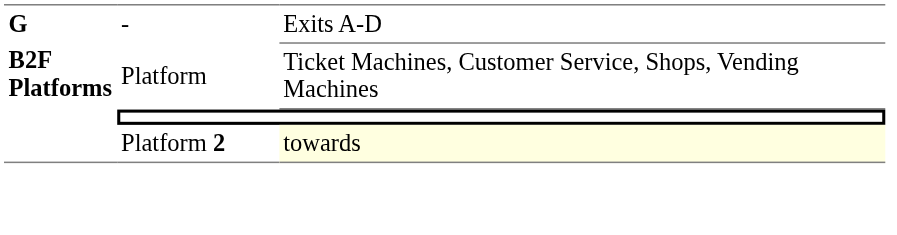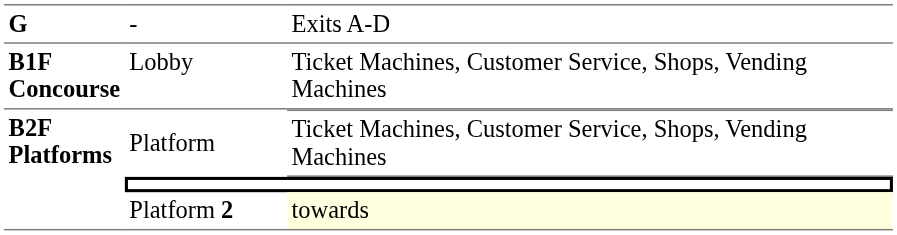+ row: (161, 61)
